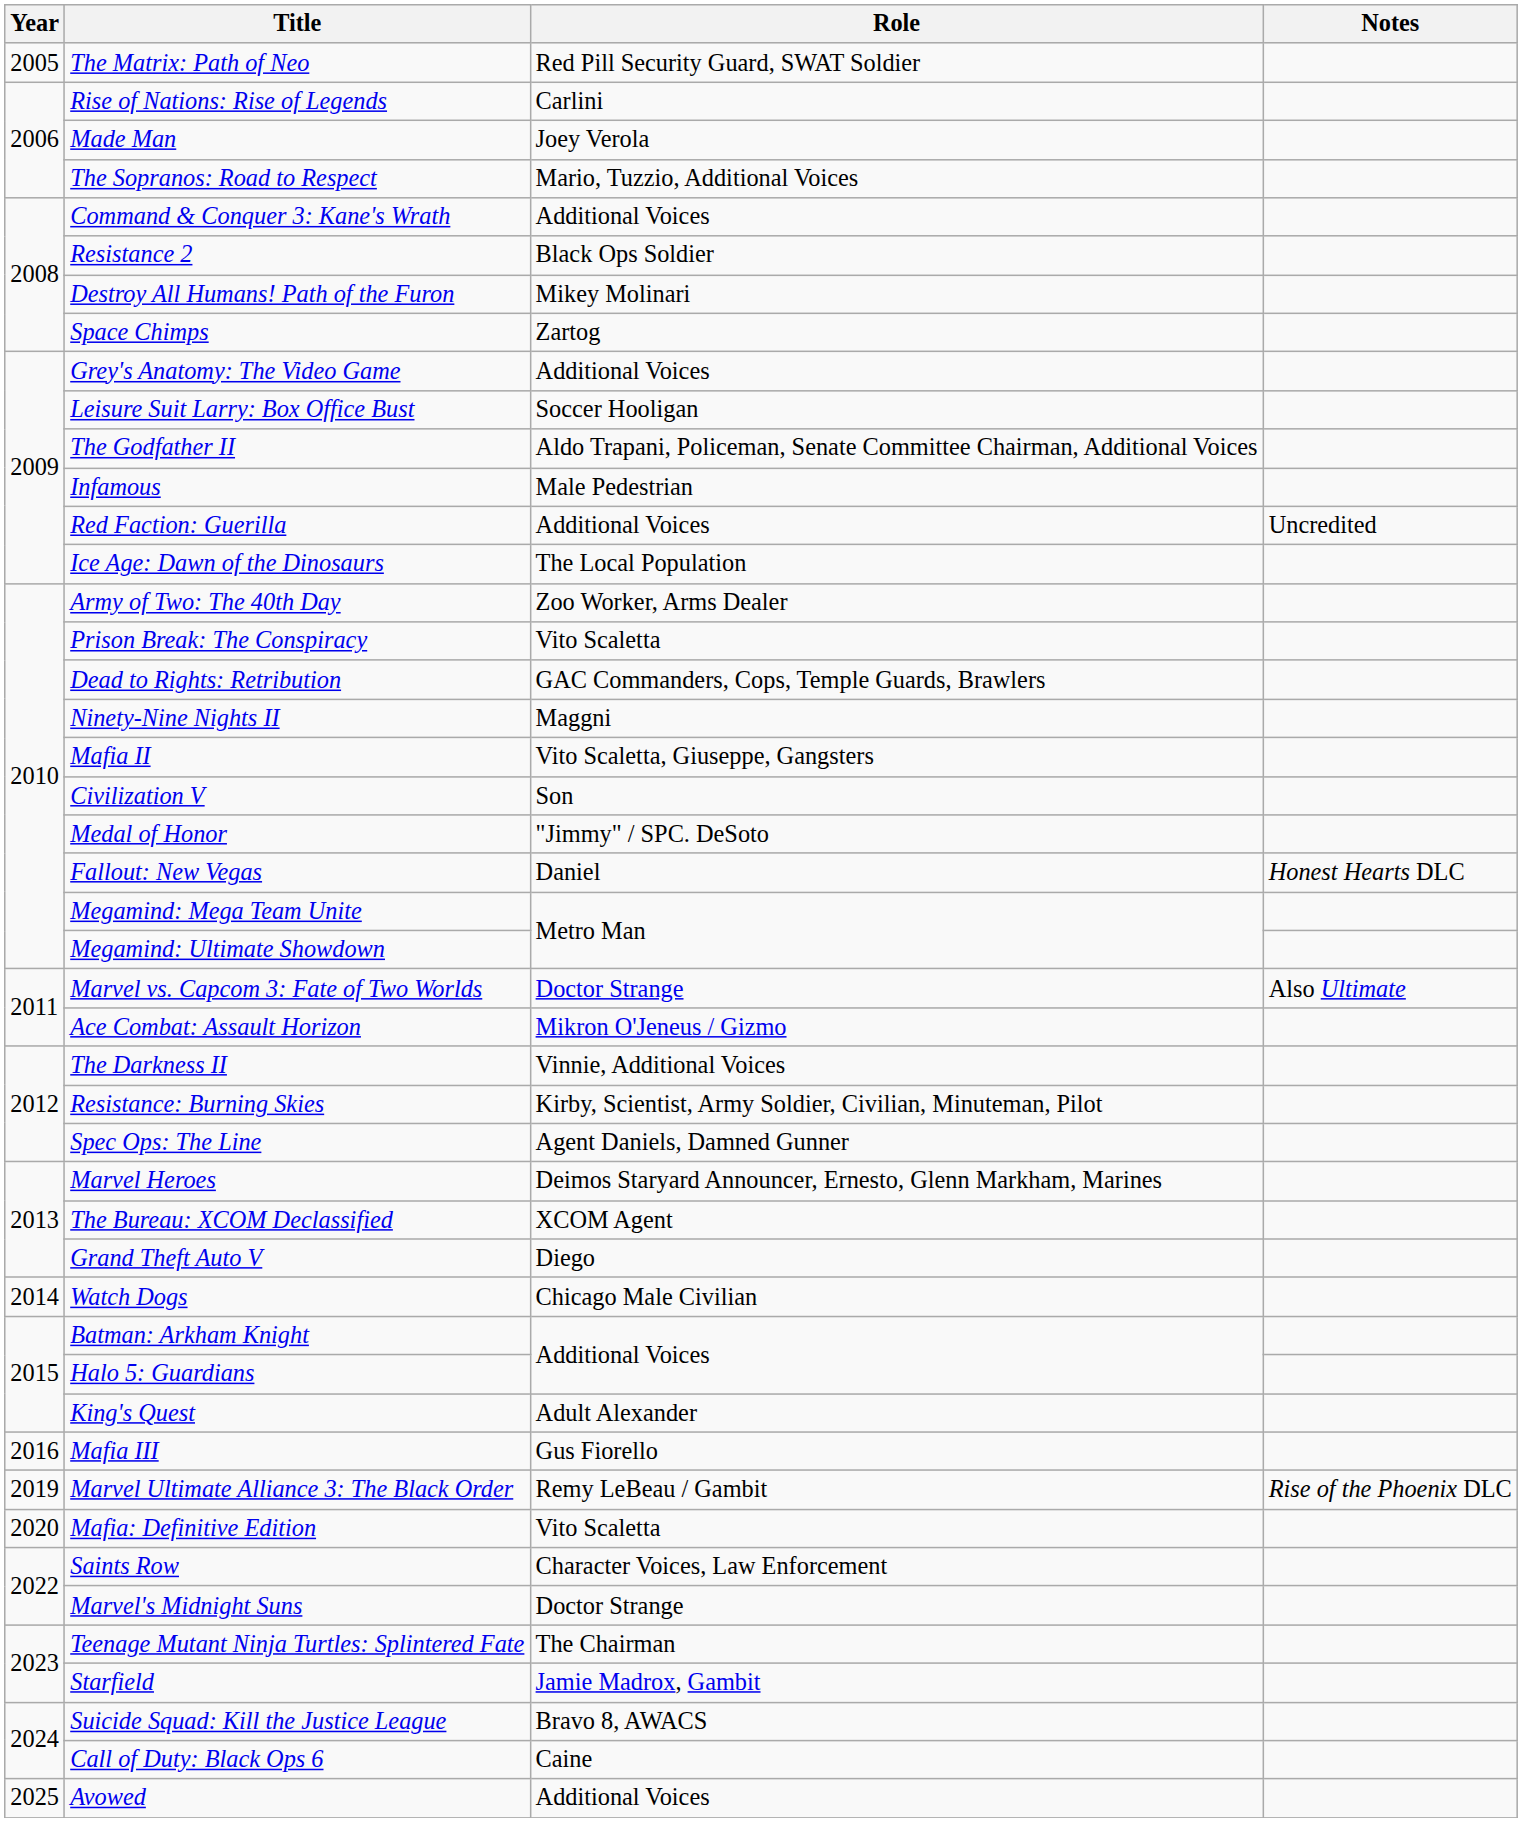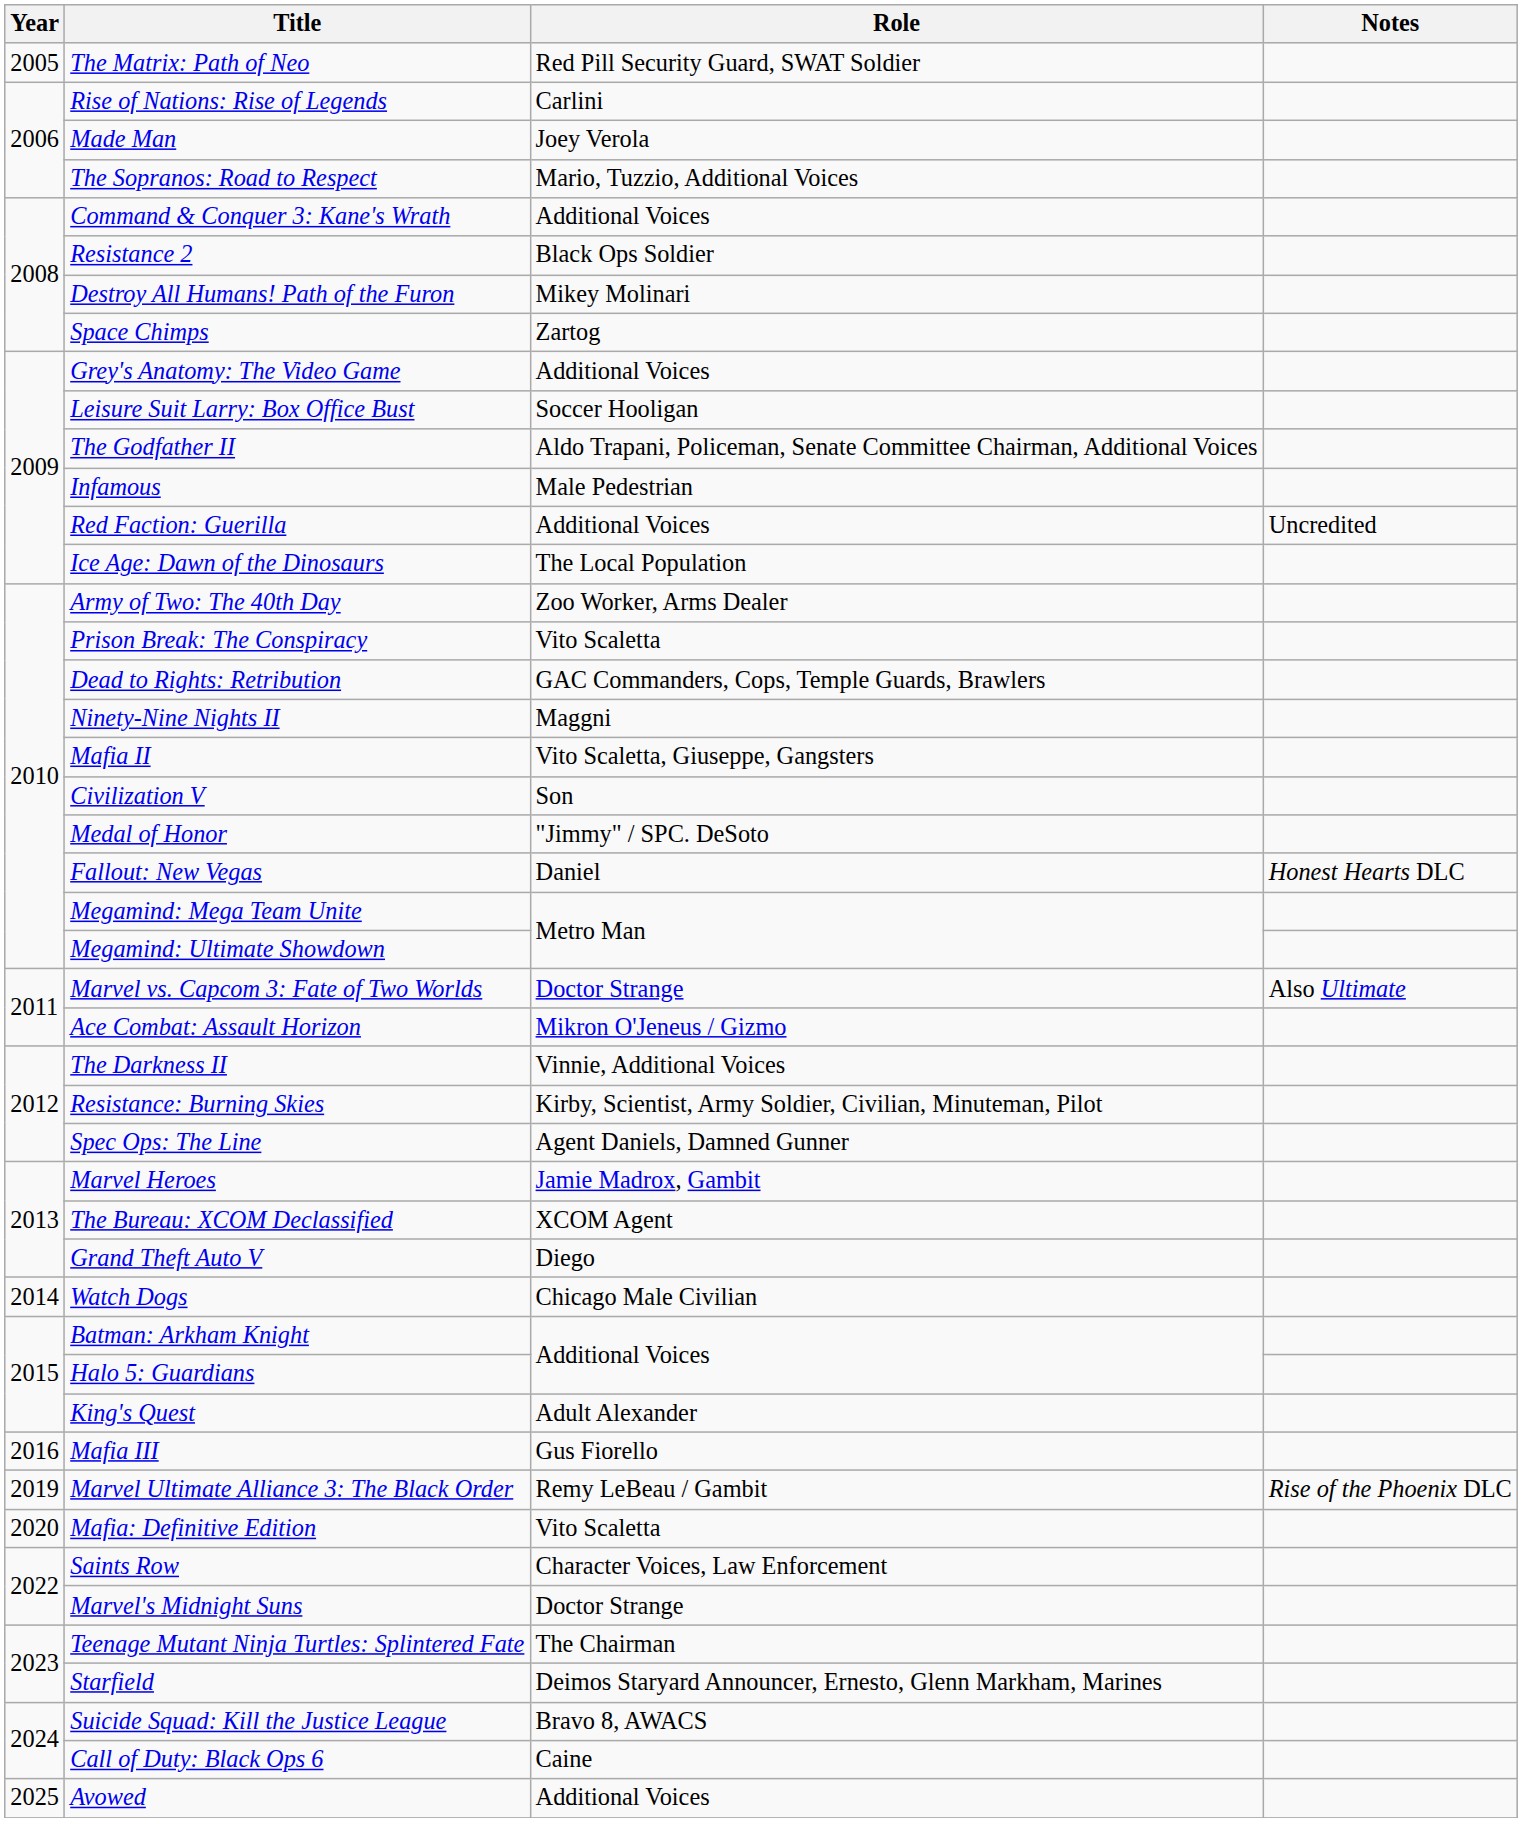(849, 1180) Deimos Staryard Announcer, Ernesto, Glenn Markham, Marines -> (648, 1180) Jamie Madrox, Gambit
(648, 1682) Jamie Madrox, Gambit -> (849, 1682) Deimos Staryard Announcer, Ernesto, Glenn Markham, Marines
